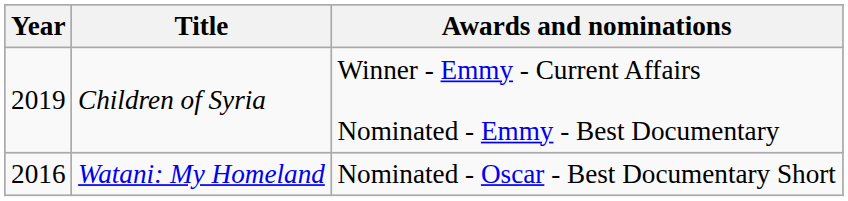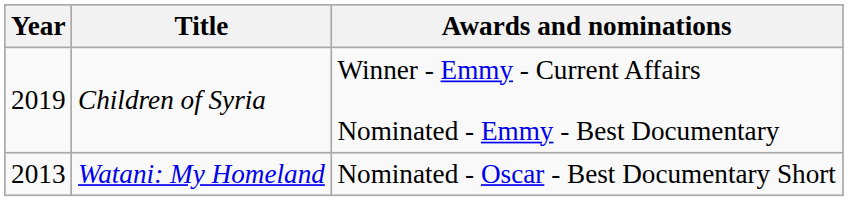(38, 173) 2016 -> (38, 173) 2013
